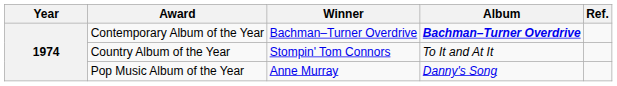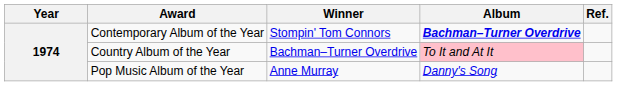(343, 33) Bachman–Turner Overdrive -> (330, 33) Stompin' Tom Connors
(330, 52) Stompin' Tom Connors -> (343, 52) Bachman–Turner Overdrive
(458, 52) no background -> (458, 52) pink background
